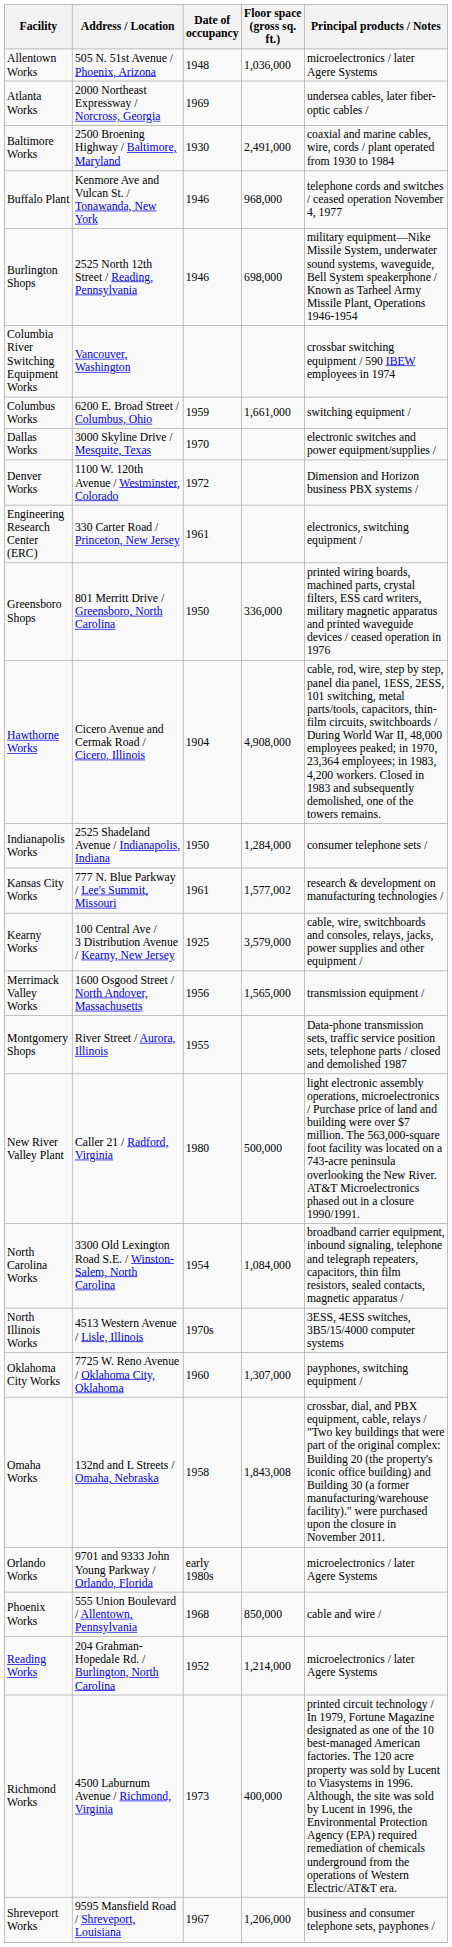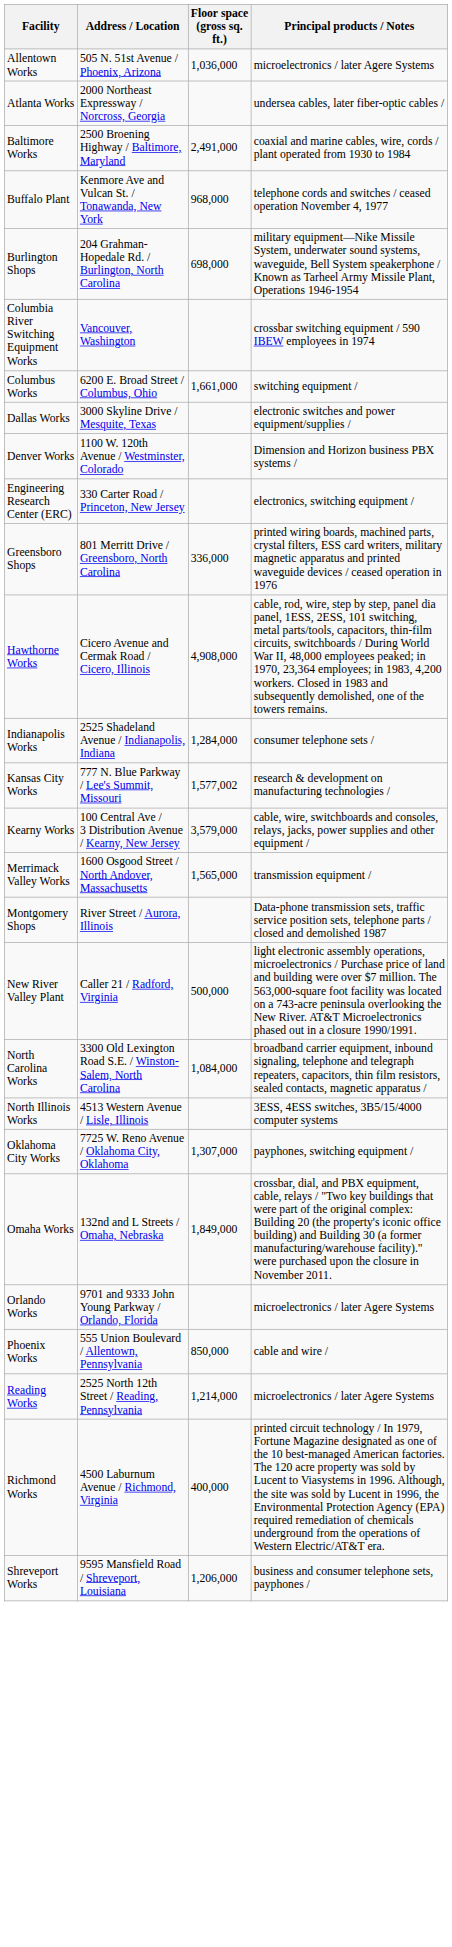- column: (212, 26)
(114, 277) 2525 North 12th Street / Reading, Pennsylvania -> (122, 264) 204 Grahman-Hopedale Rd. / Burlington, North Carolina
(267, 1472) 1,843,008 -> (214, 1229) 1,849,000
(117, 1666) 204 Grahman-Hopedale Rd. / Burlington, North Carolina -> (119, 1396) 2525 North 12th Street / Reading, Pennsylvania
